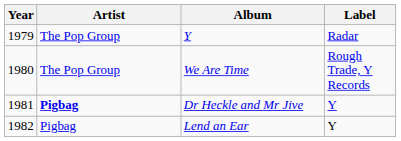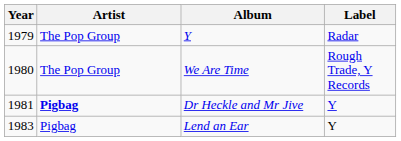(21, 126) 1982 -> (21, 126) 1983
